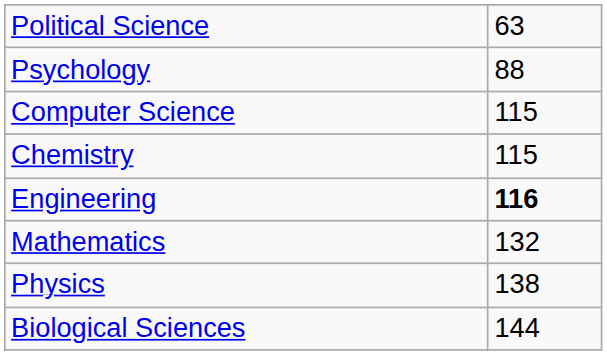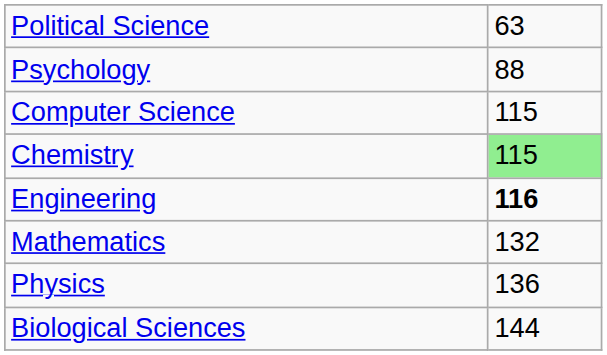(516, 155) no background -> (516, 155) lightgreen background
(517, 284) 138 -> (517, 284) 136
